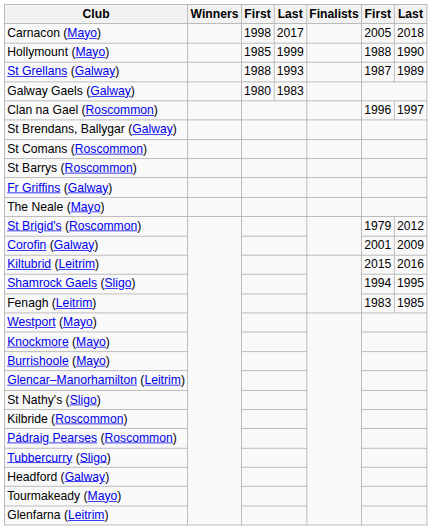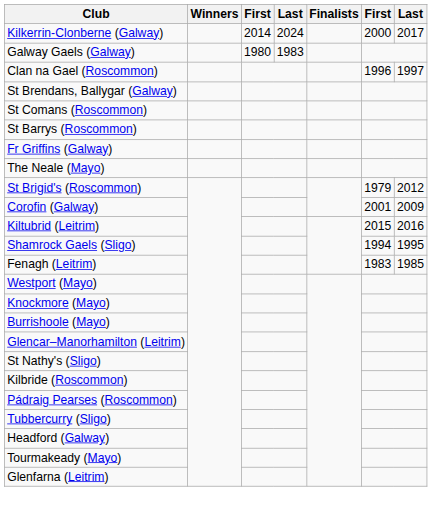- row: (54, 33)
+ row: (85, 33)
- row: (58, 52)
- row: (63, 71)
